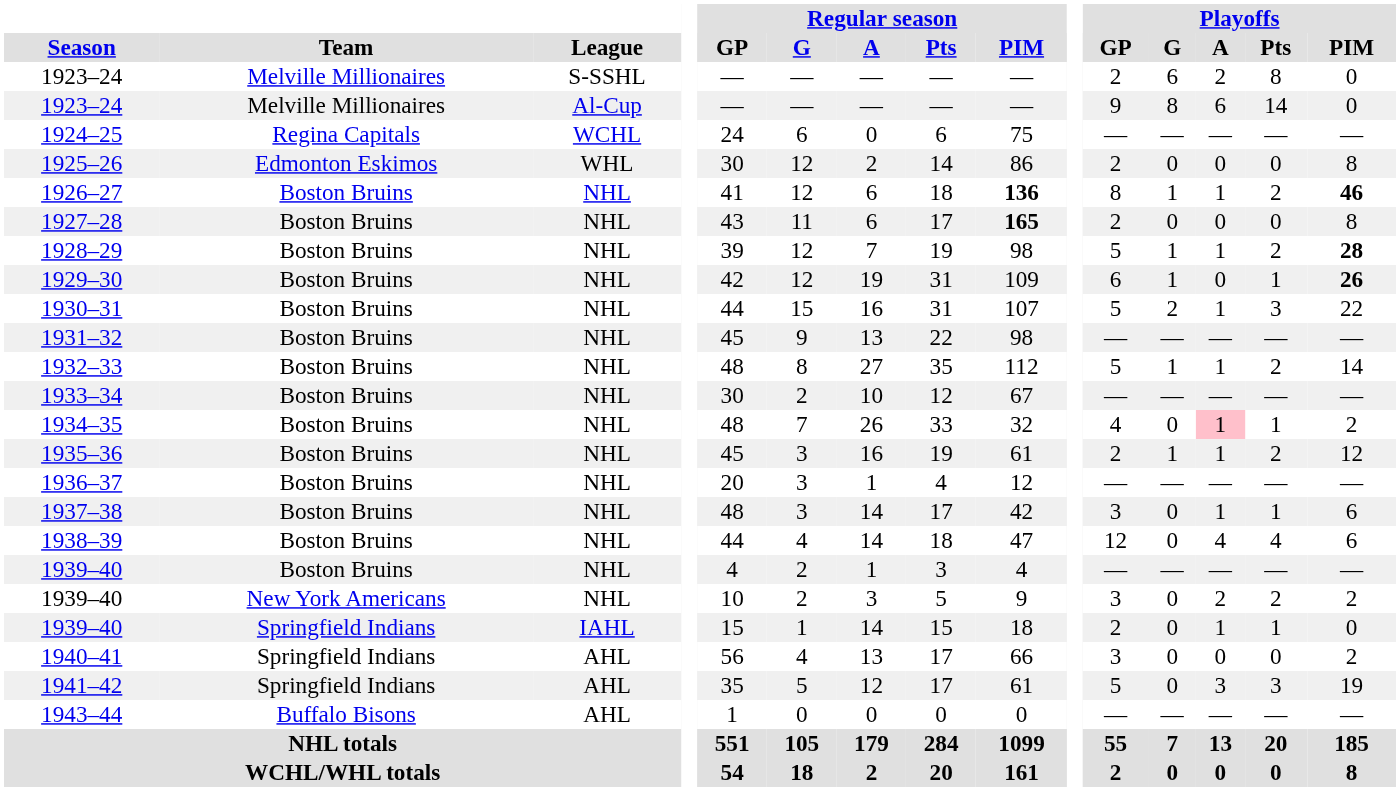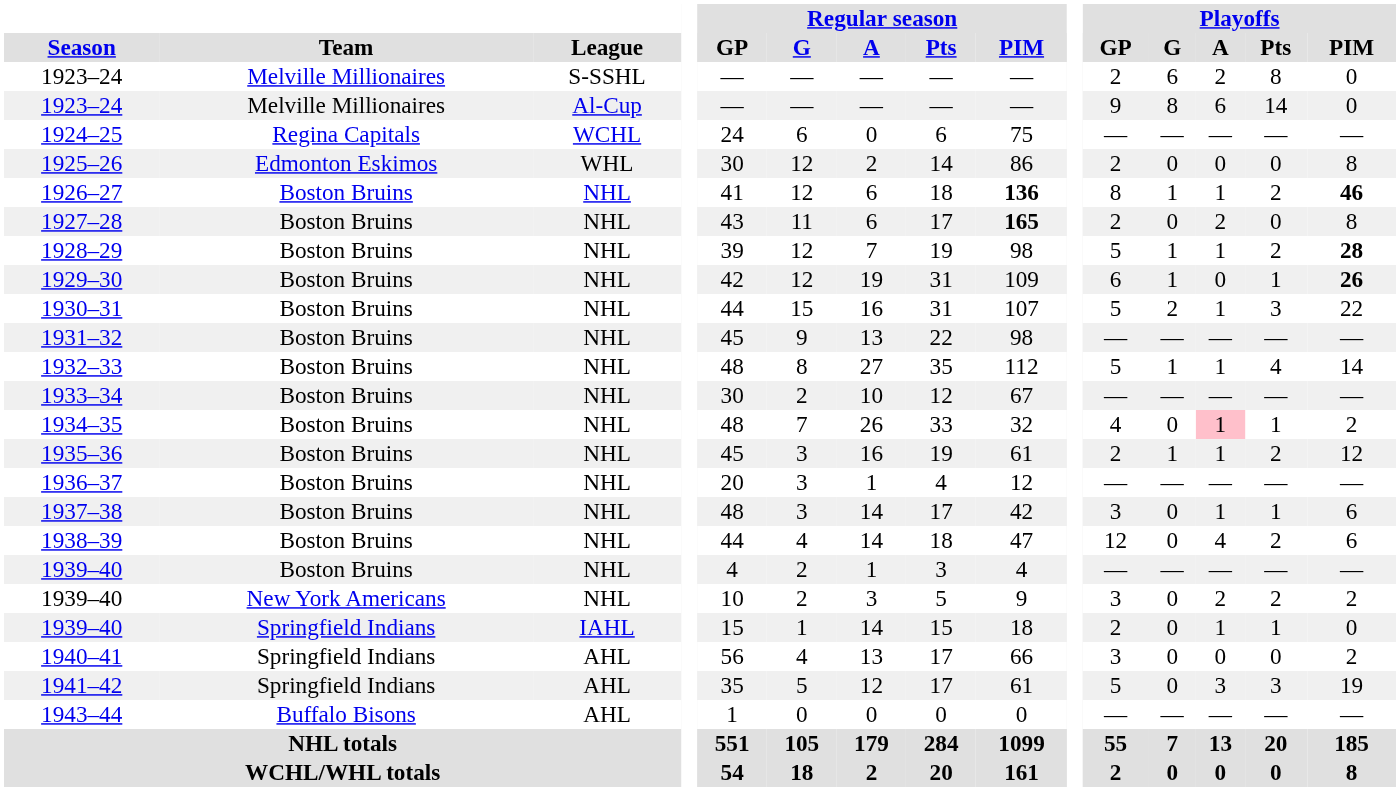(1220, 221) 0 -> (1220, 221) 2
(1276, 366) 2 -> (1276, 366) 4
(1276, 540) 4 -> (1276, 540) 2
